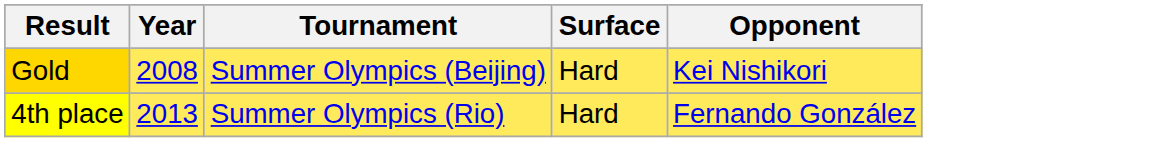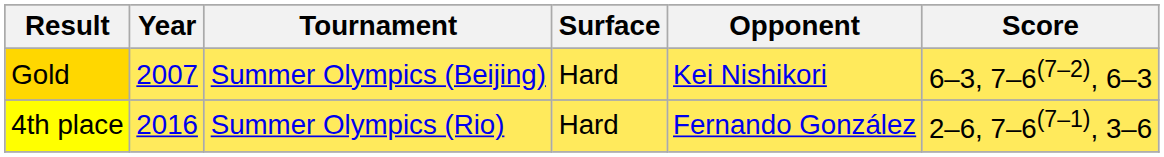+ column: (1041, 26)
(167, 70) 2008 -> (167, 74) 2007
(167, 114) 2013 -> (167, 125) 2016
